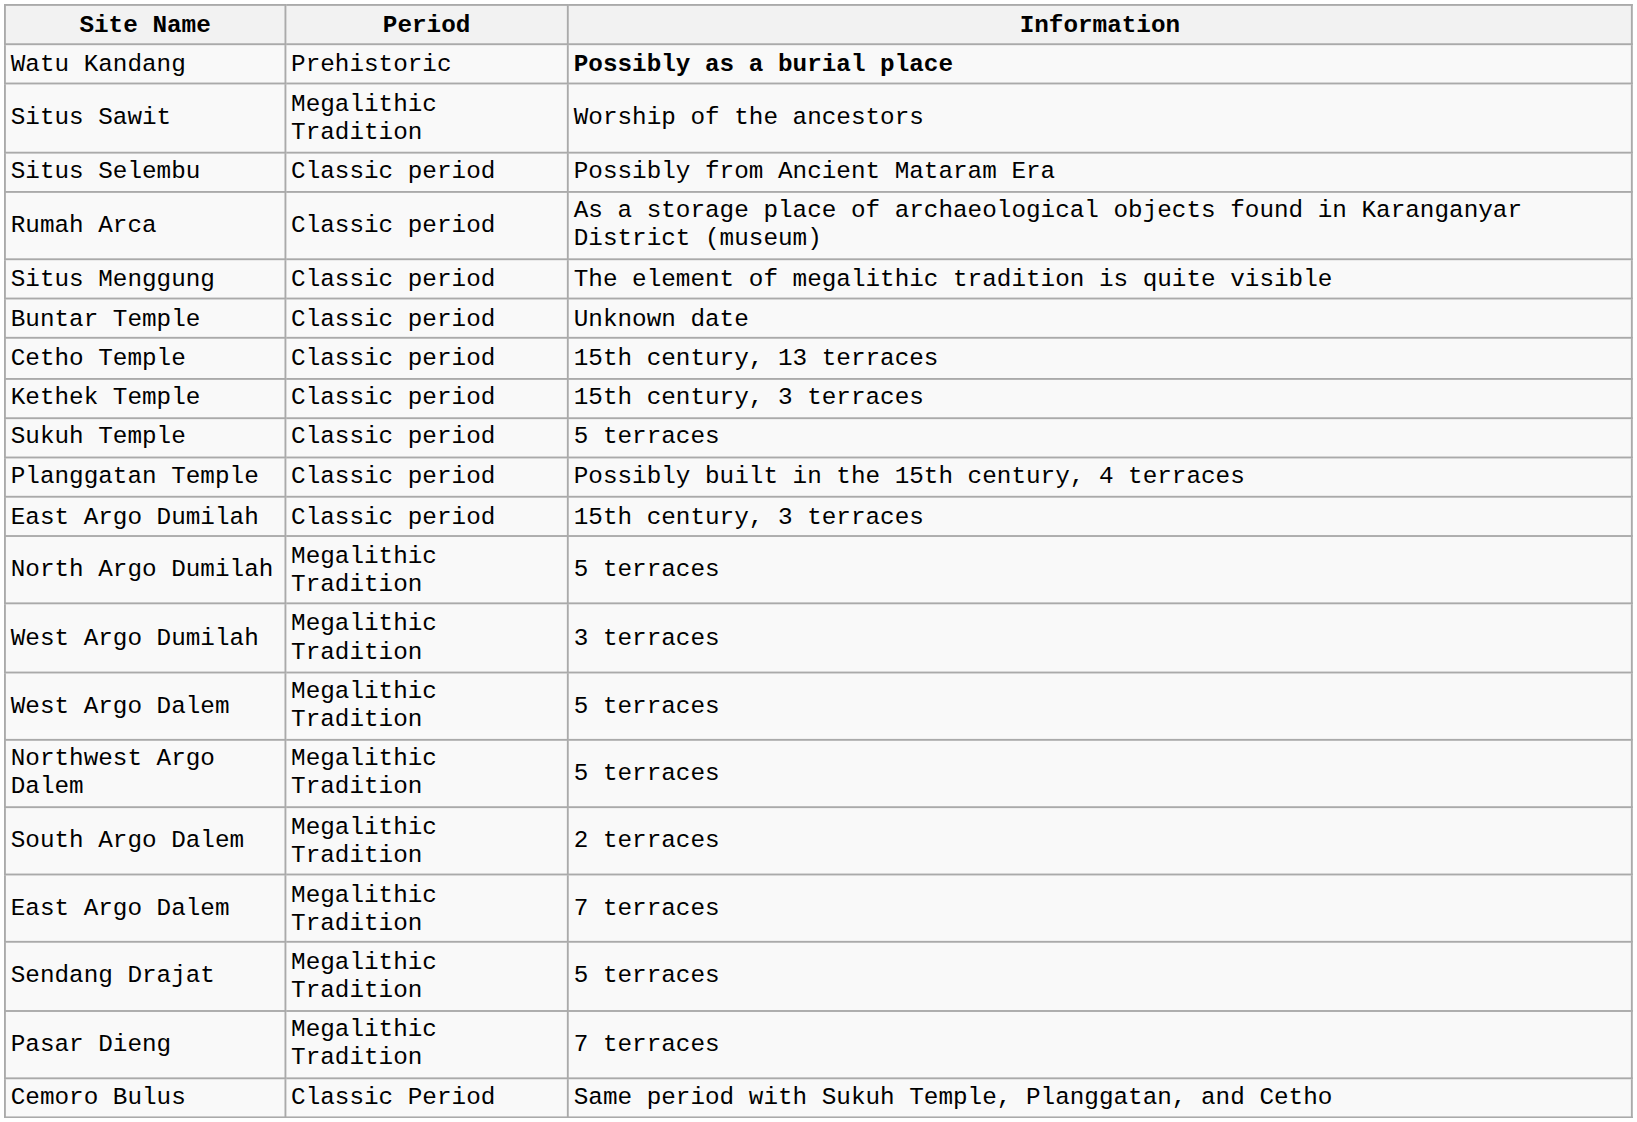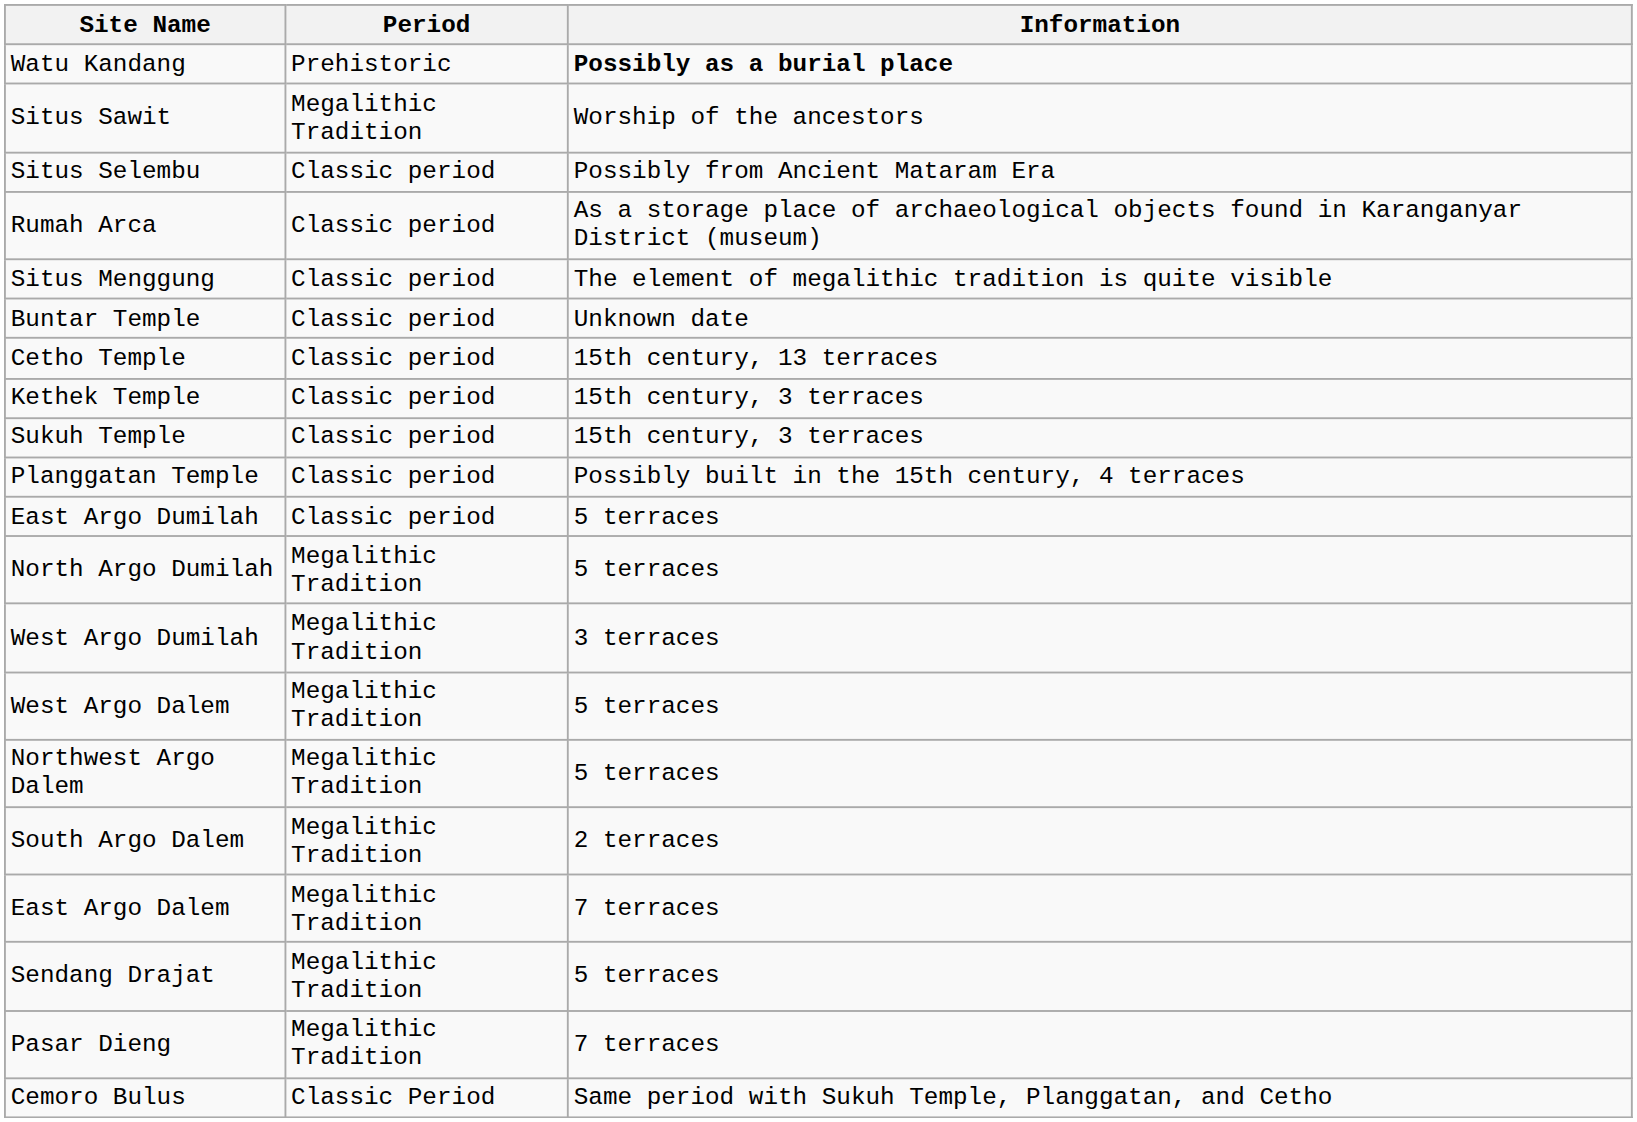(647, 437) 5 terraces -> (749, 437) 15th century, 3 terraces
(749, 517) 15th century, 3 terraces -> (647, 517) 5 terraces
